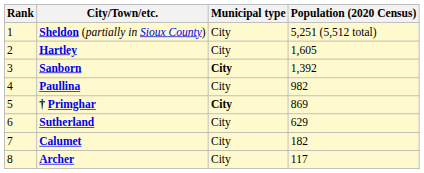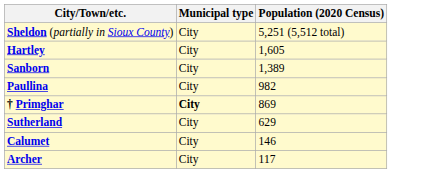- column: (20, 13)
(222, 68) bold -> (189, 68) normal
(304, 68) 1,392 -> (272, 68) 1,389
(299, 141) 182 -> (267, 141) 146
